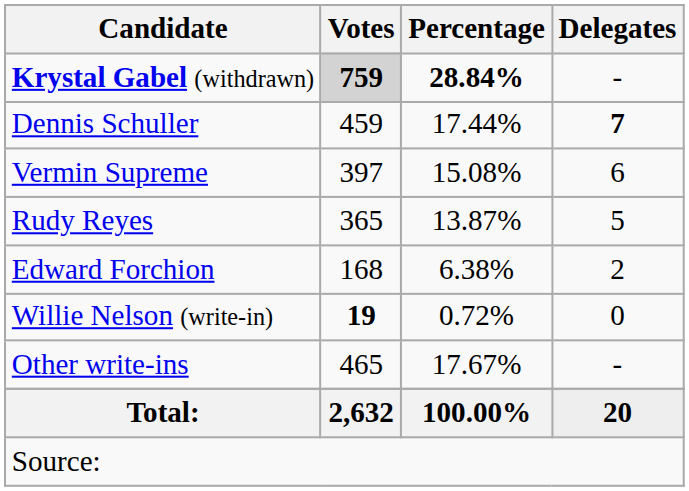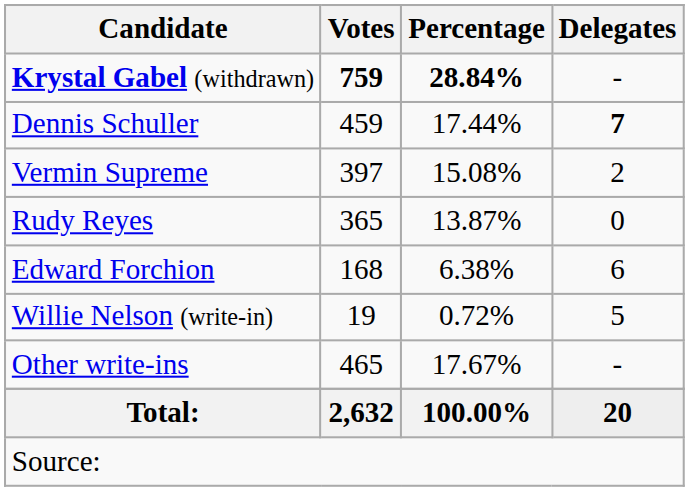(361, 76) lightgrey background -> (361, 76) no background
(617, 172) 6 -> (617, 172) 2
(617, 220) 5 -> (617, 220) 0
(617, 268) 2 -> (617, 268) 6
(361, 316) bold -> (361, 316) normal
(617, 316) 0 -> (617, 316) 5
